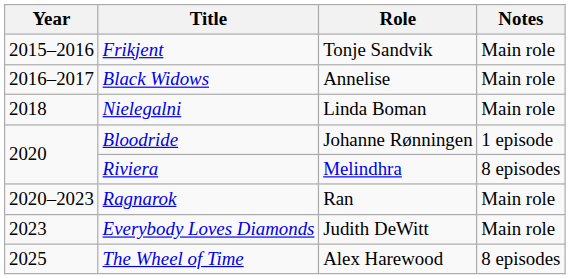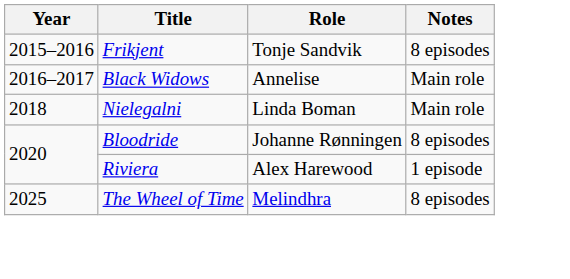(518, 49) Main role -> (450, 49) 8 episodes
(517, 139) 1 episode -> (450, 139) 8 episodes
(362, 169) Melindhra -> (312, 169) Alex Harewood
(521, 169) 8 episodes -> (446, 169) 1 episode
- row: (139, 199)
- row: (209, 229)
(383, 259) Alex Harewood -> (292, 199) Melindhra
